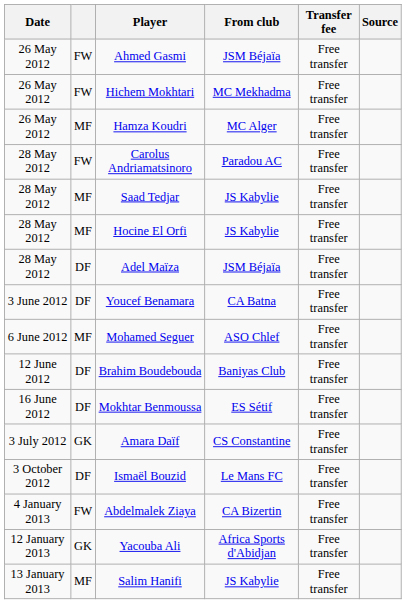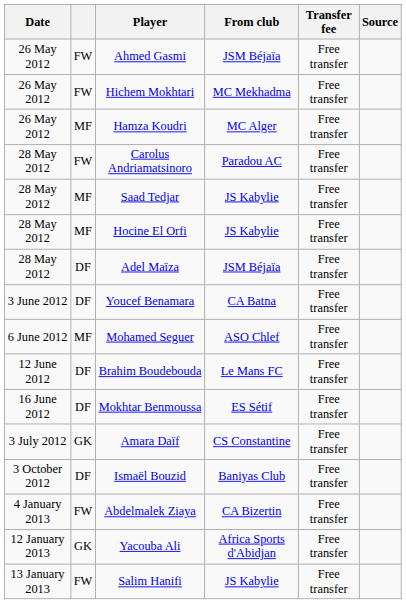(252, 371) Baniyas Club -> (252, 371) Le Mans FC
(252, 476) Le Mans FC -> (252, 476) Baniyas Club
(83, 581) MF -> (83, 581) FW
